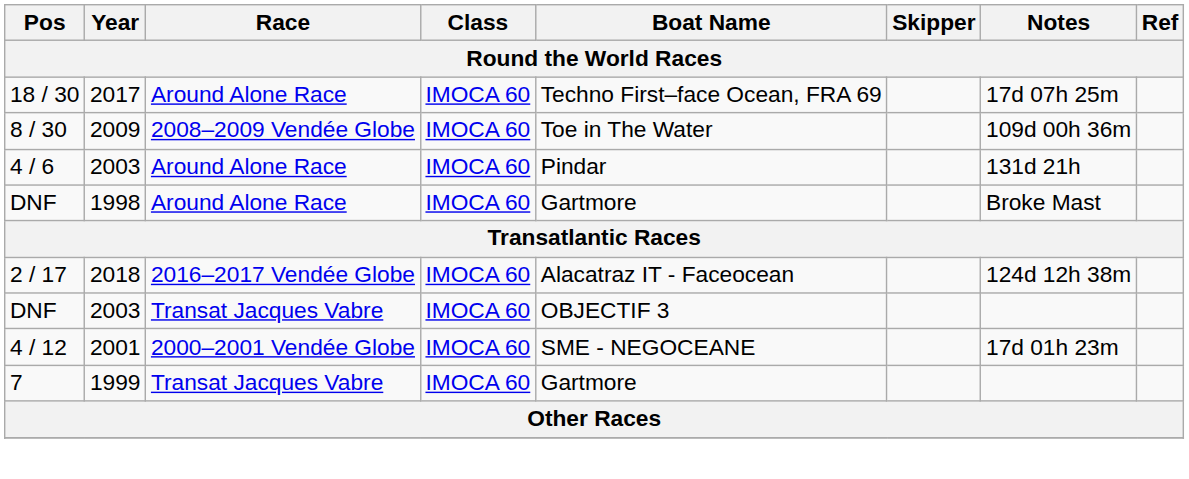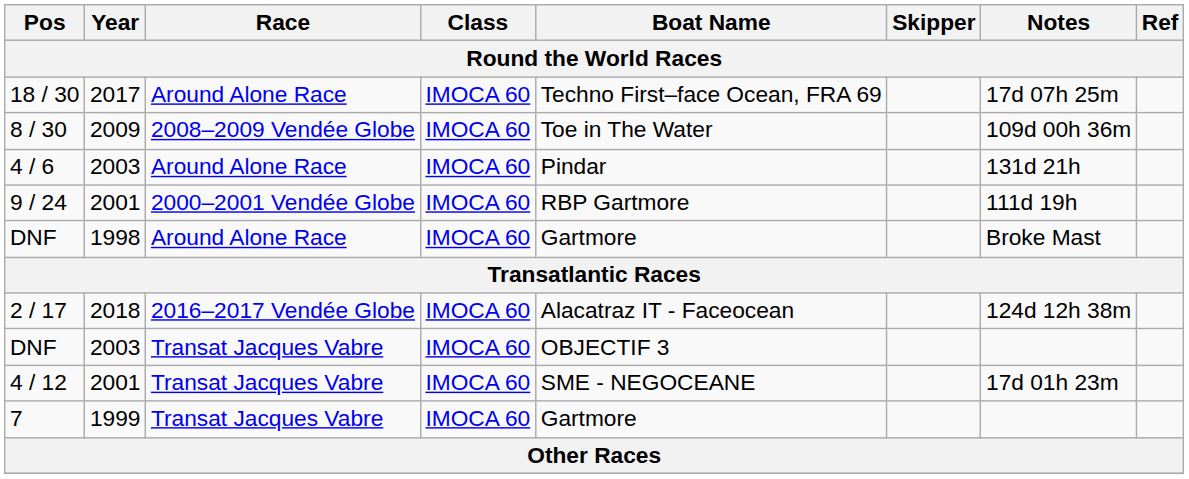+ row: (38, 202)
(283, 346) 2000–2001 Vendée Globe -> (267, 382) Transat Jacques Vabre
